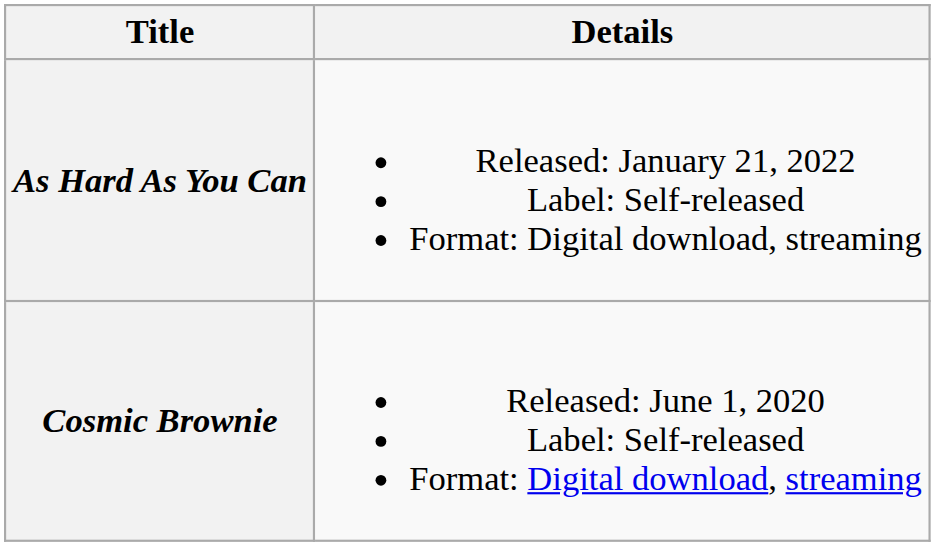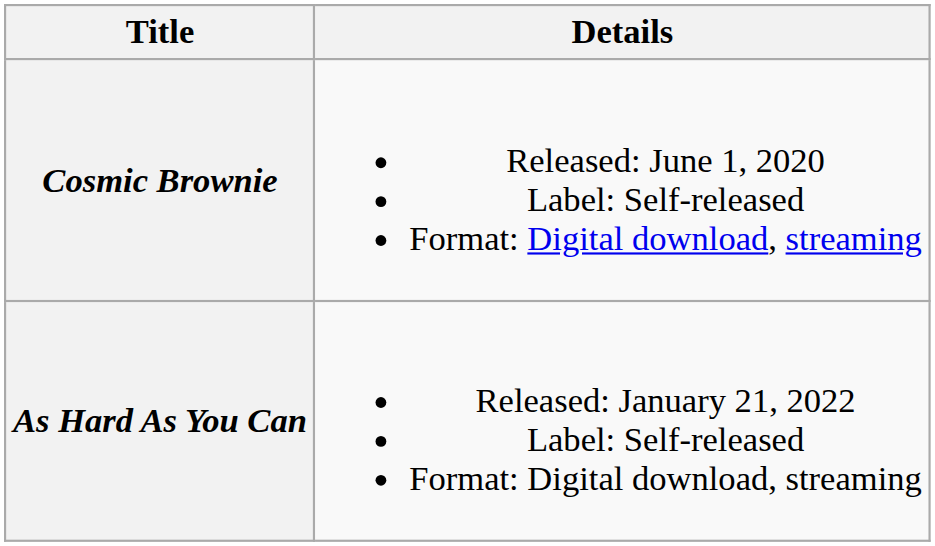rows swapped: (160, 420) <-> (160, 179)
